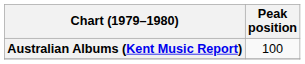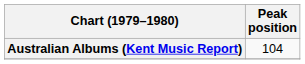(273, 48) 100 -> (273, 48) 104
